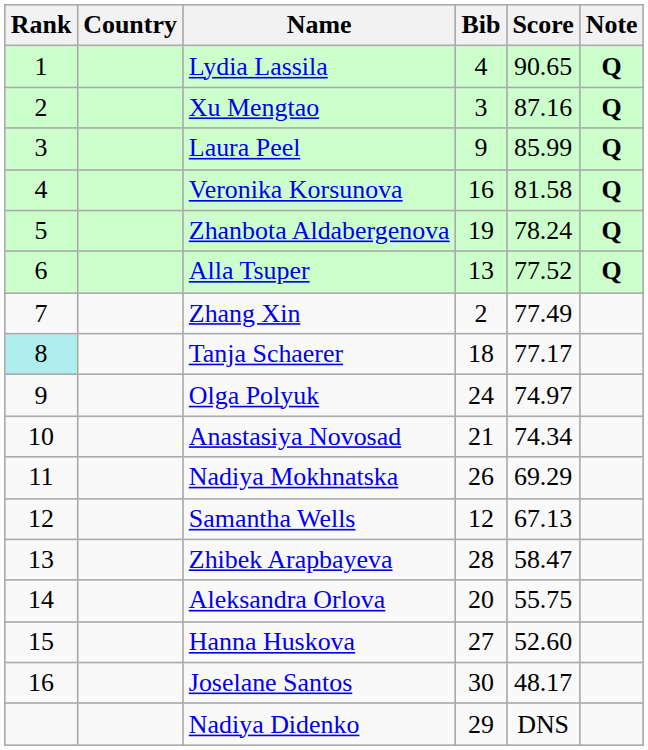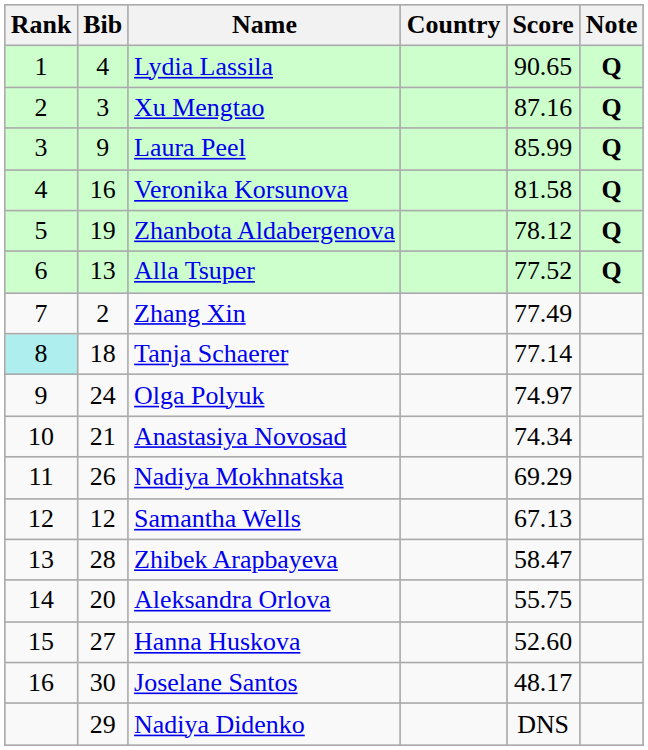columns swapped: (481, 25) <-> (130, 25)
(543, 230) 78.24 -> (543, 230) 78.12
(543, 353) 77.17 -> (543, 353) 77.14
